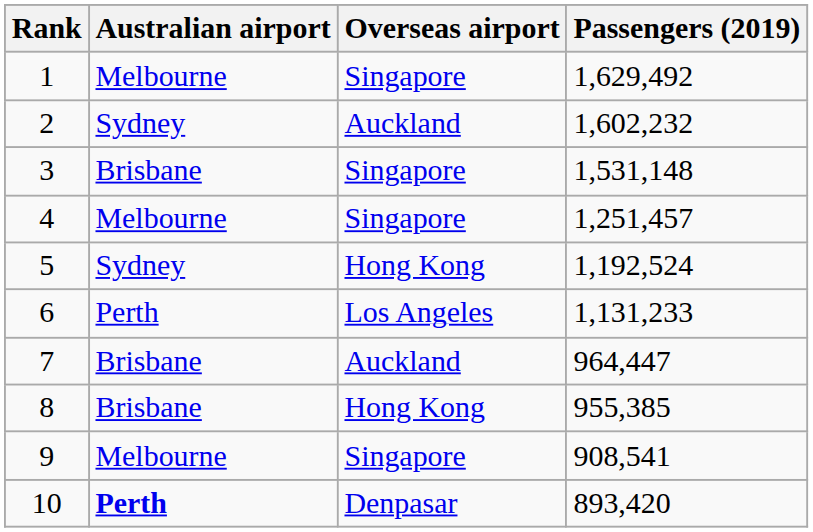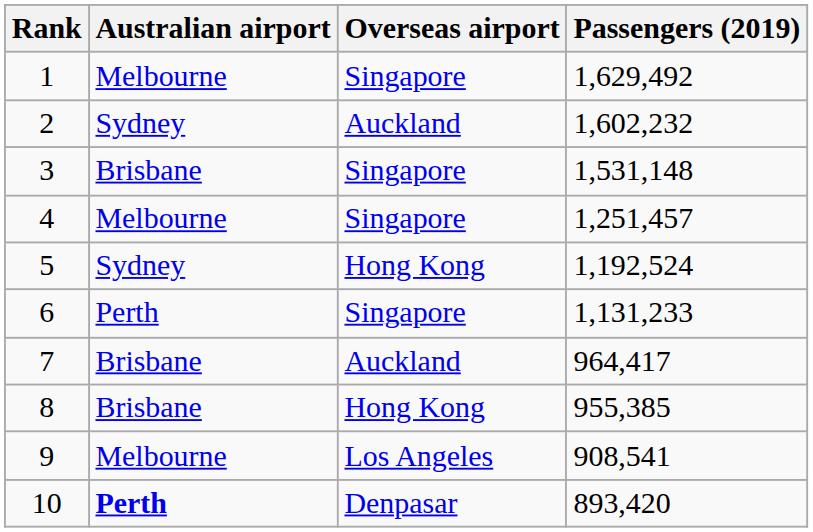(419, 312) Los Angeles -> (405, 312) Singapore
(622, 360) 964,447 -> (622, 360) 964,417
(405, 455) Singapore -> (419, 455) Los Angeles
